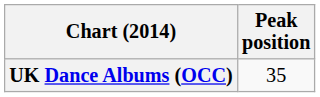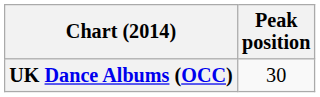(276, 75) 35 -> (276, 75) 30
